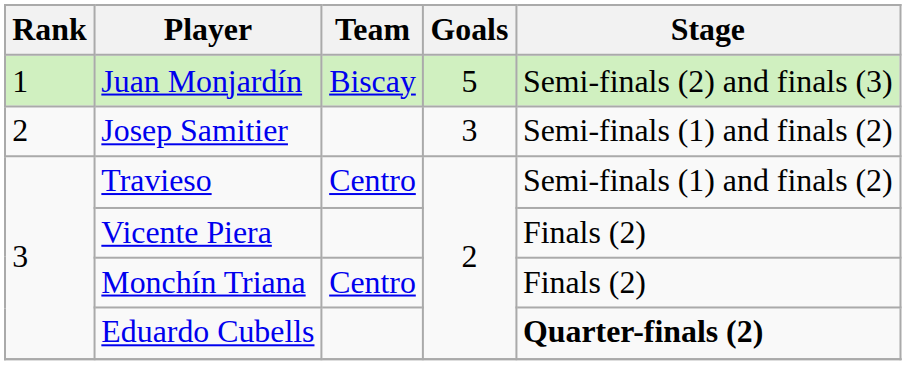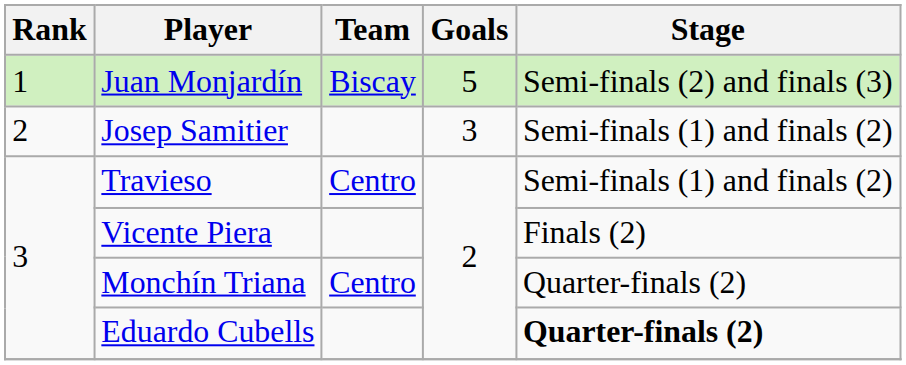(584, 282) Finals (2) -> (635, 282) Quarter-finals (2)
